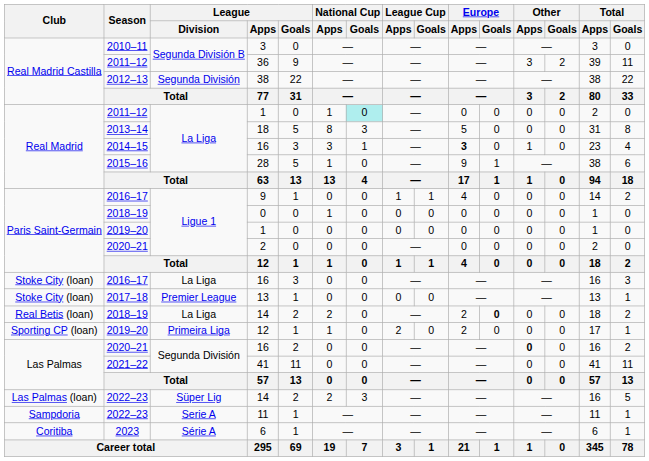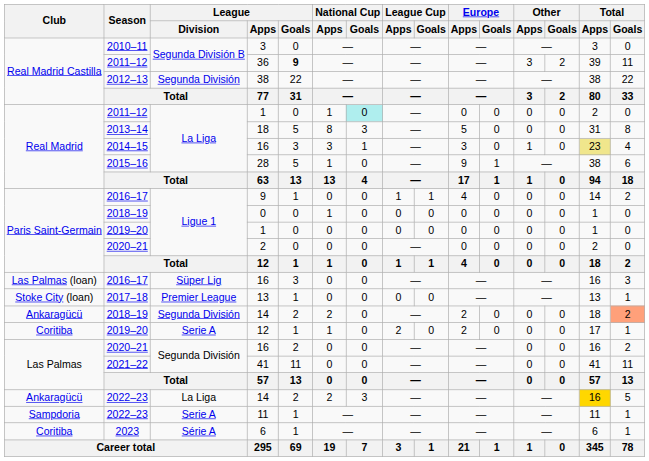(296, 63) normal -> (296, 63) bold
(464, 146) bold -> (464, 146) normal
(595, 146) no background -> (595, 146) khaki background
(54, 280) Stoke City (loan) -> (54, 280) Las Palmas (loan)
(199, 280) La Liga -> (199, 280) Süper Lig
(54, 314) Real Betis (loan) -> (54, 314) Ankaragücü
(199, 314) La Liga -> (199, 314) Segunda División
(497, 314) bold -> (497, 314) normal
(628, 314) no background -> (628, 314) lightsalmon background
(54, 331) Sporting CP (loan) -> (54, 331) Coritiba
(199, 331) Primeira Liga -> (199, 331) Serie A
(529, 347) bold -> (529, 347) normal
(54, 398) Las Palmas (loan) -> (54, 398) Ankaragücü
(199, 398) Süper Lig -> (199, 398) La Liga
(595, 398) no background -> (595, 398) gold background
